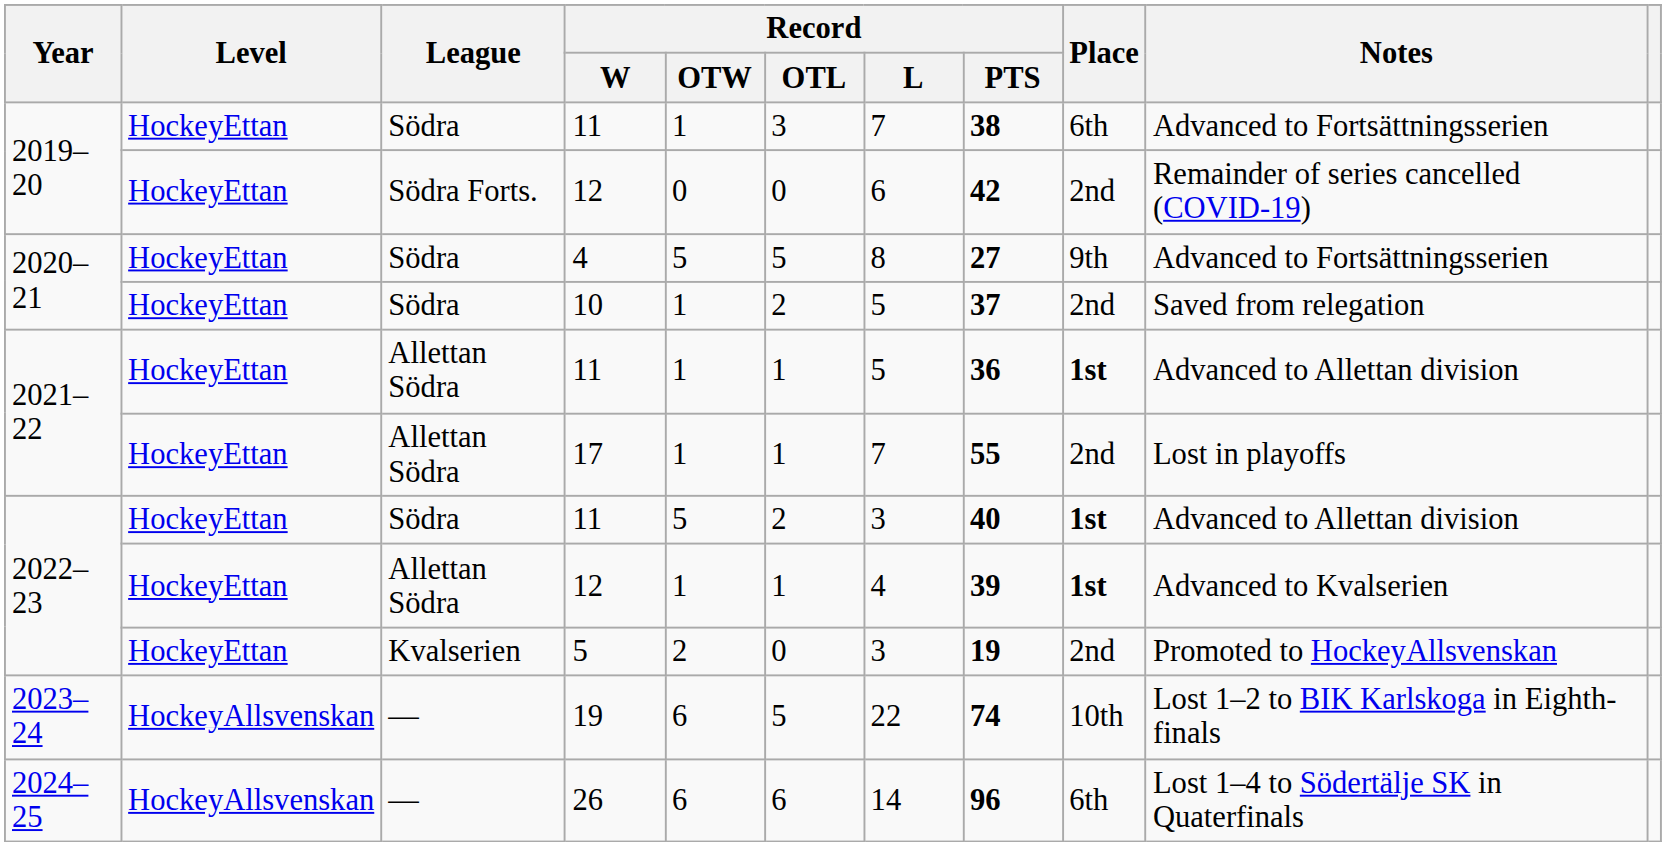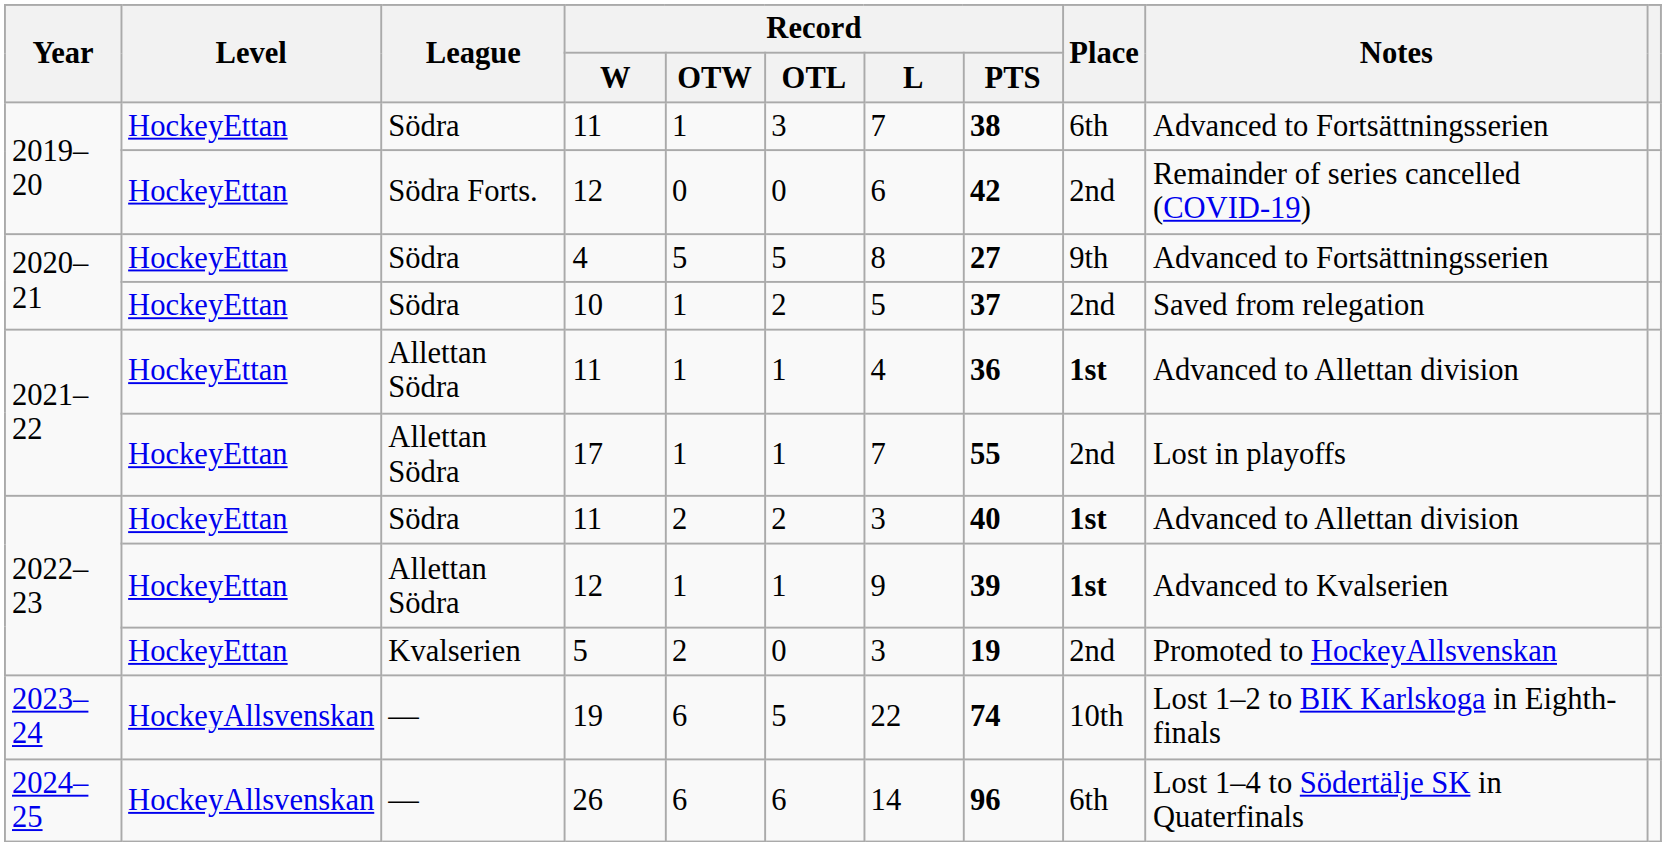(878, 371) 5 -> (878, 371) 4
(680, 519) 5 -> (680, 519) 2
(878, 585) 4 -> (878, 585) 9
